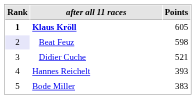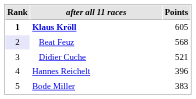(182, 42) 598 -> (182, 42) 568
(182, 72) 393 -> (182, 72) 396
